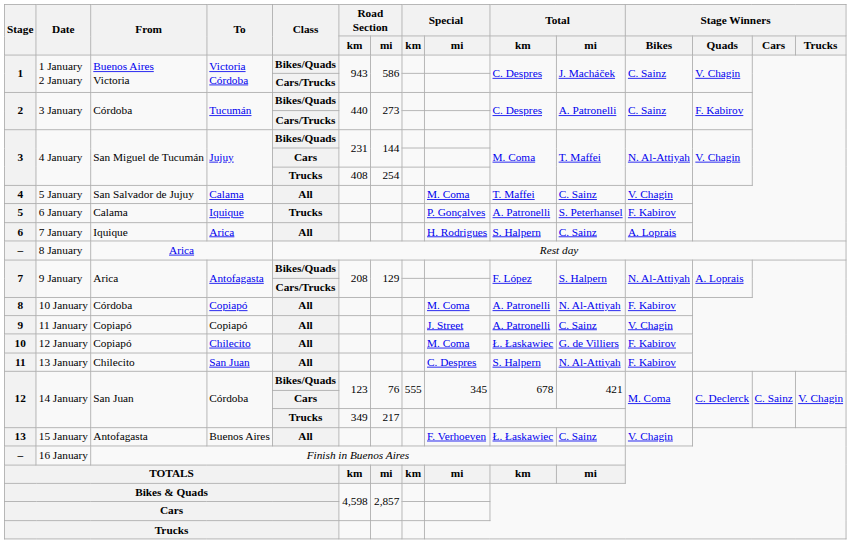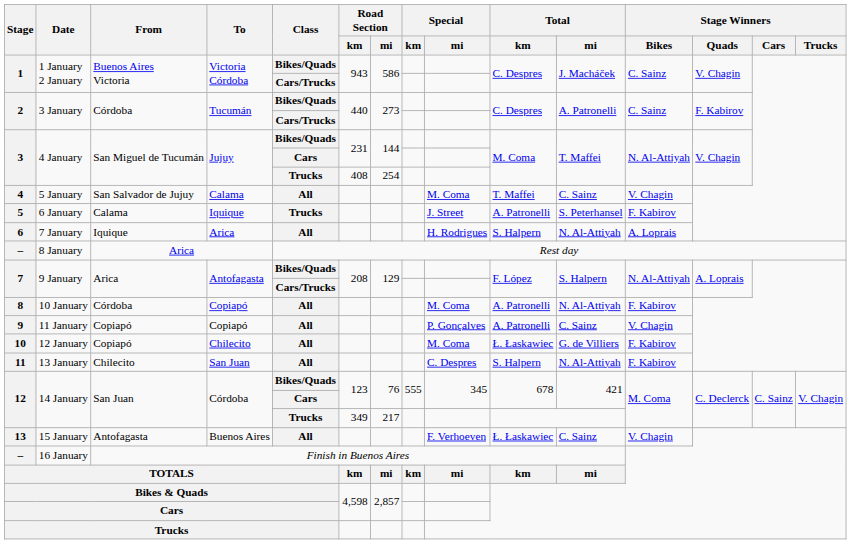(456, 212) P. Gonçalves -> (445, 212) J. Street
(578, 231) C. Sainz -> (590, 231) N. Al-Attiyah
(445, 324) J. Street -> (456, 324) P. Gonçalves
